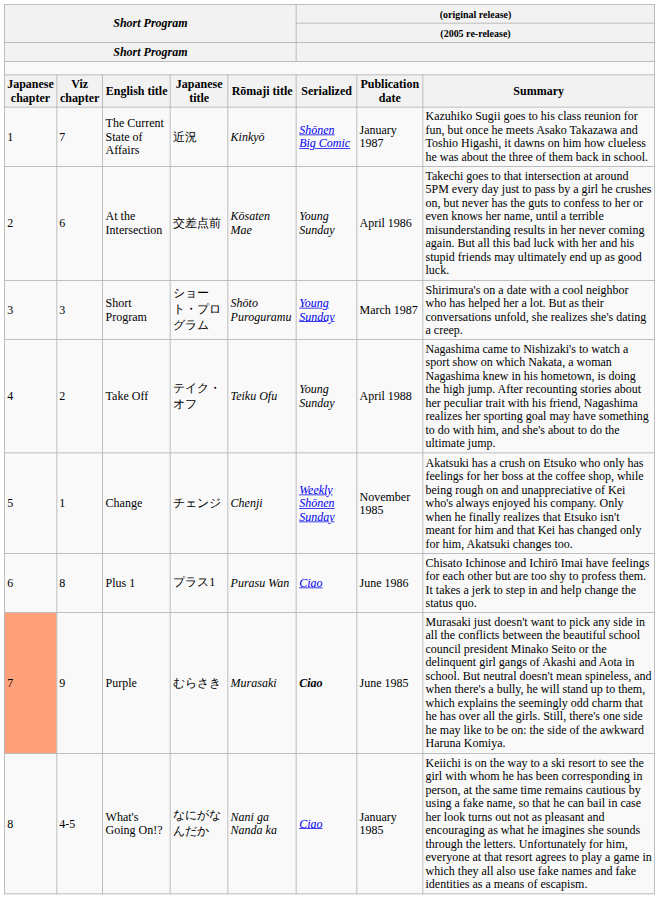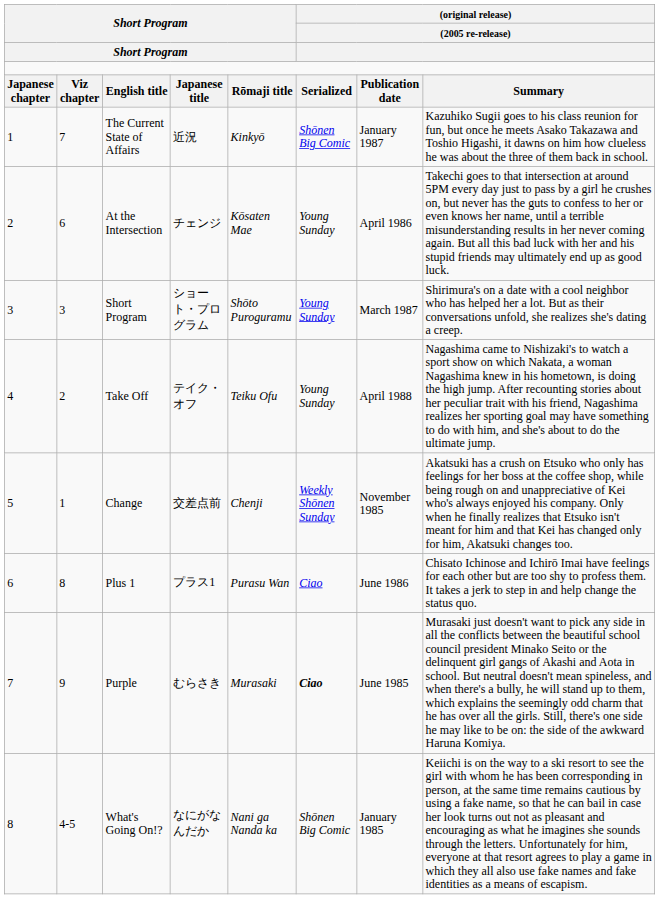(197, 223) 交差点前 -> (197, 223) チェンジ
(197, 502) チェンジ -> (197, 502) 交差点前
(10, 683) lightsalmon background -> (10, 683) no background
(311, 823) Ciao -> (325, 823) Shōnen Big Comic
